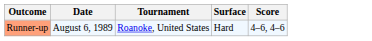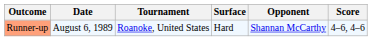+ column: (288, 11)
